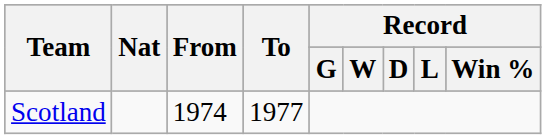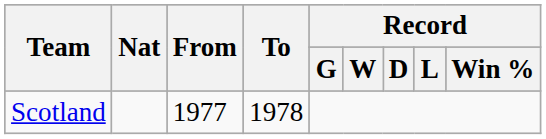(200, 111) 1974 -> (200, 111) 1977
(276, 111) 1977 -> (276, 111) 1978
